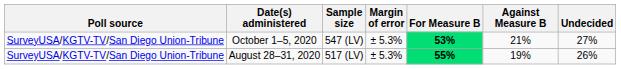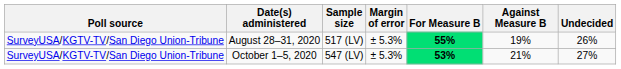rows swapped: (274, 40) <-> (274, 56)
